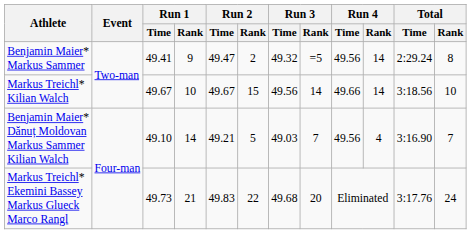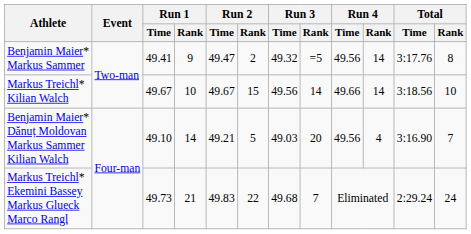(414, 58) 2:29.24 -> (414, 58) 3:17.76
(316, 138) 7 -> (316, 138) 20
(316, 199) 20 -> (316, 199) 7
(414, 199) 3:17.76 -> (414, 199) 2:29.24
